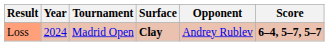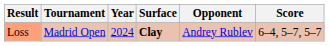columns swapped: (55, 13) <-> (103, 13)
(290, 31) bold -> (290, 31) normal
